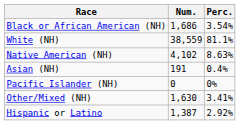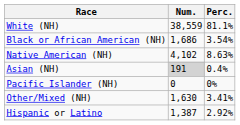rows swapped: (33, 40) <-> (86, 26)
(178, 69) no background -> (178, 69) lightgrey background
